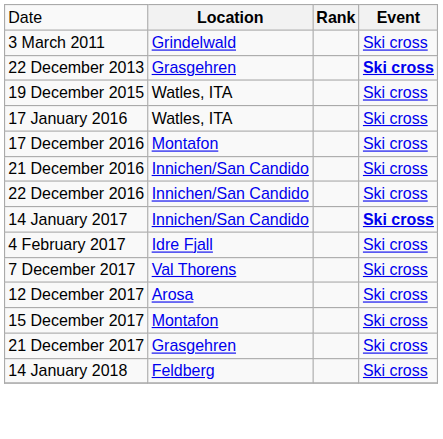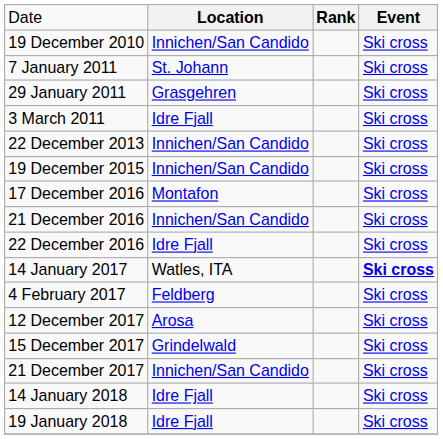+ row: (76, 43)
+ row: (63, 68)
+ row: (67, 93)
(194, 43) Grindelwald -> (182, 119) Idre Fjall
(194, 68) Grasgehren -> (230, 144) Innichen/San Candido
(398, 68) bold -> (395, 144) normal
(192, 93) Watles, ITA -> (230, 169) Innichen/San Candido
- row: (68, 119)
(230, 194) Innichen/San Candido -> (182, 245) Idre Fjall
(230, 220) Innichen/San Candido -> (192, 270) Watles, ITA
(182, 245) Idre Fjall -> (183, 295) Feldberg
- row: (72, 270)
(185, 321) Montafon -> (194, 346) Grindelwald
(194, 346) Grasgehren -> (230, 371) Innichen/San Candido
(183, 371) Feldberg -> (182, 396) Idre Fjall
+ row: (68, 422)
